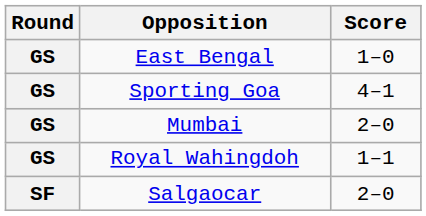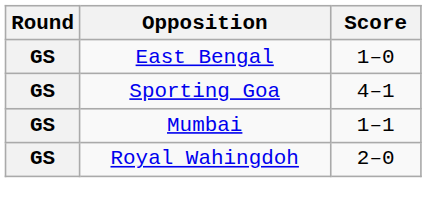(376, 125) 2–0 -> (376, 125) 1–1
(376, 159) 1–1 -> (376, 159) 2–0
- row: (205, 193)
